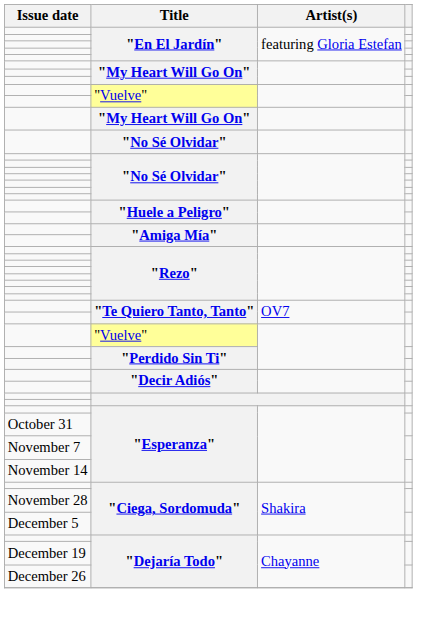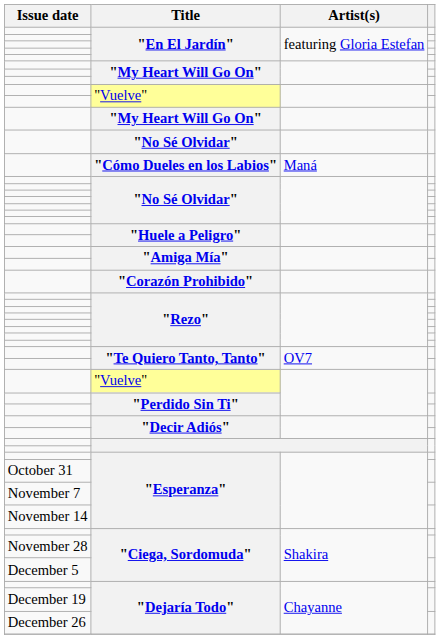+ row: (48, 165)
+ row: (48, 281)
